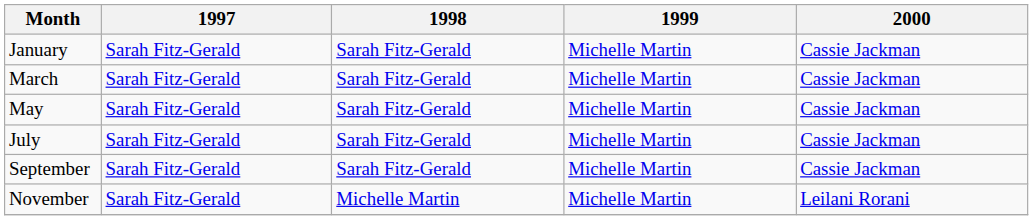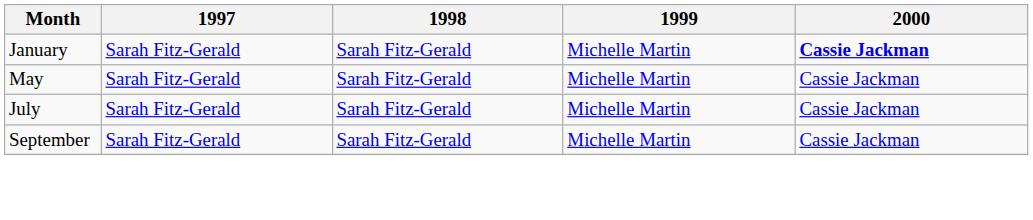(860, 49) normal -> (864, 49) bold
- row: (34, 79)
- row: (49, 199)
